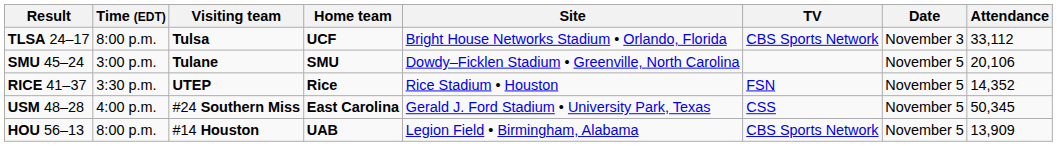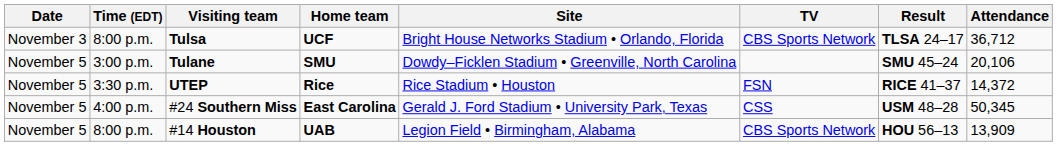columns swapped: (925, 16) <-> (49, 16)
(992, 39) 33,112 -> (993, 39) 36,712
(993, 85) 14,352 -> (993, 85) 14,372
